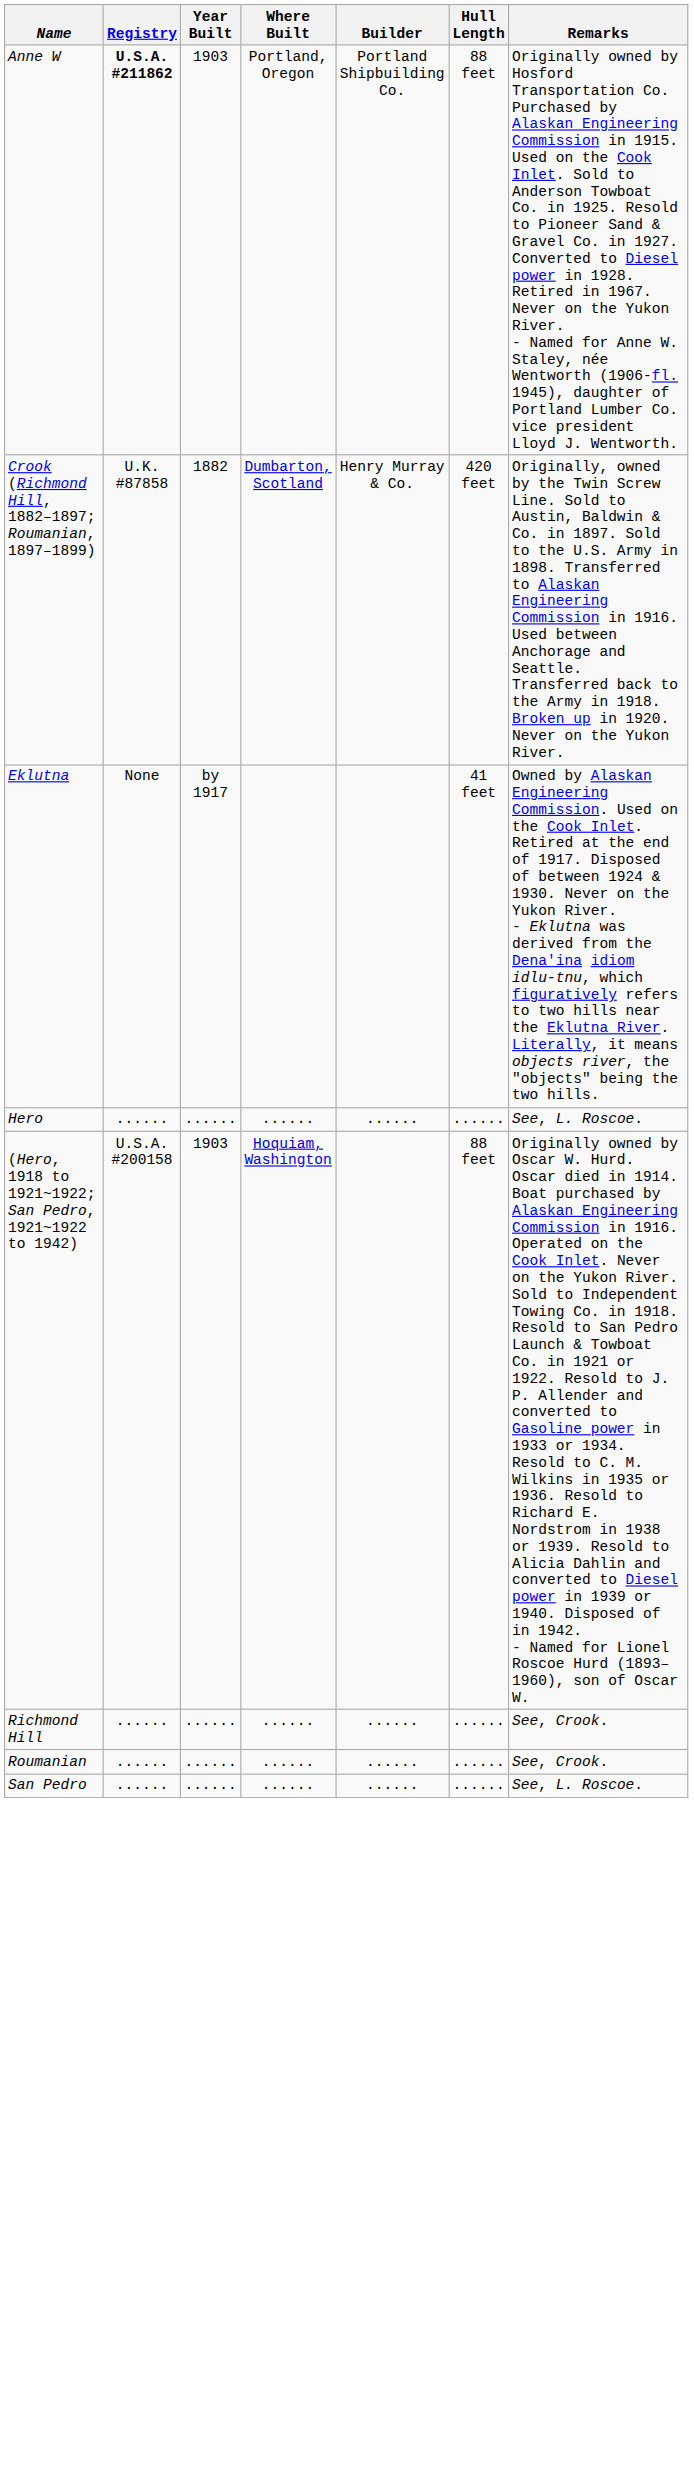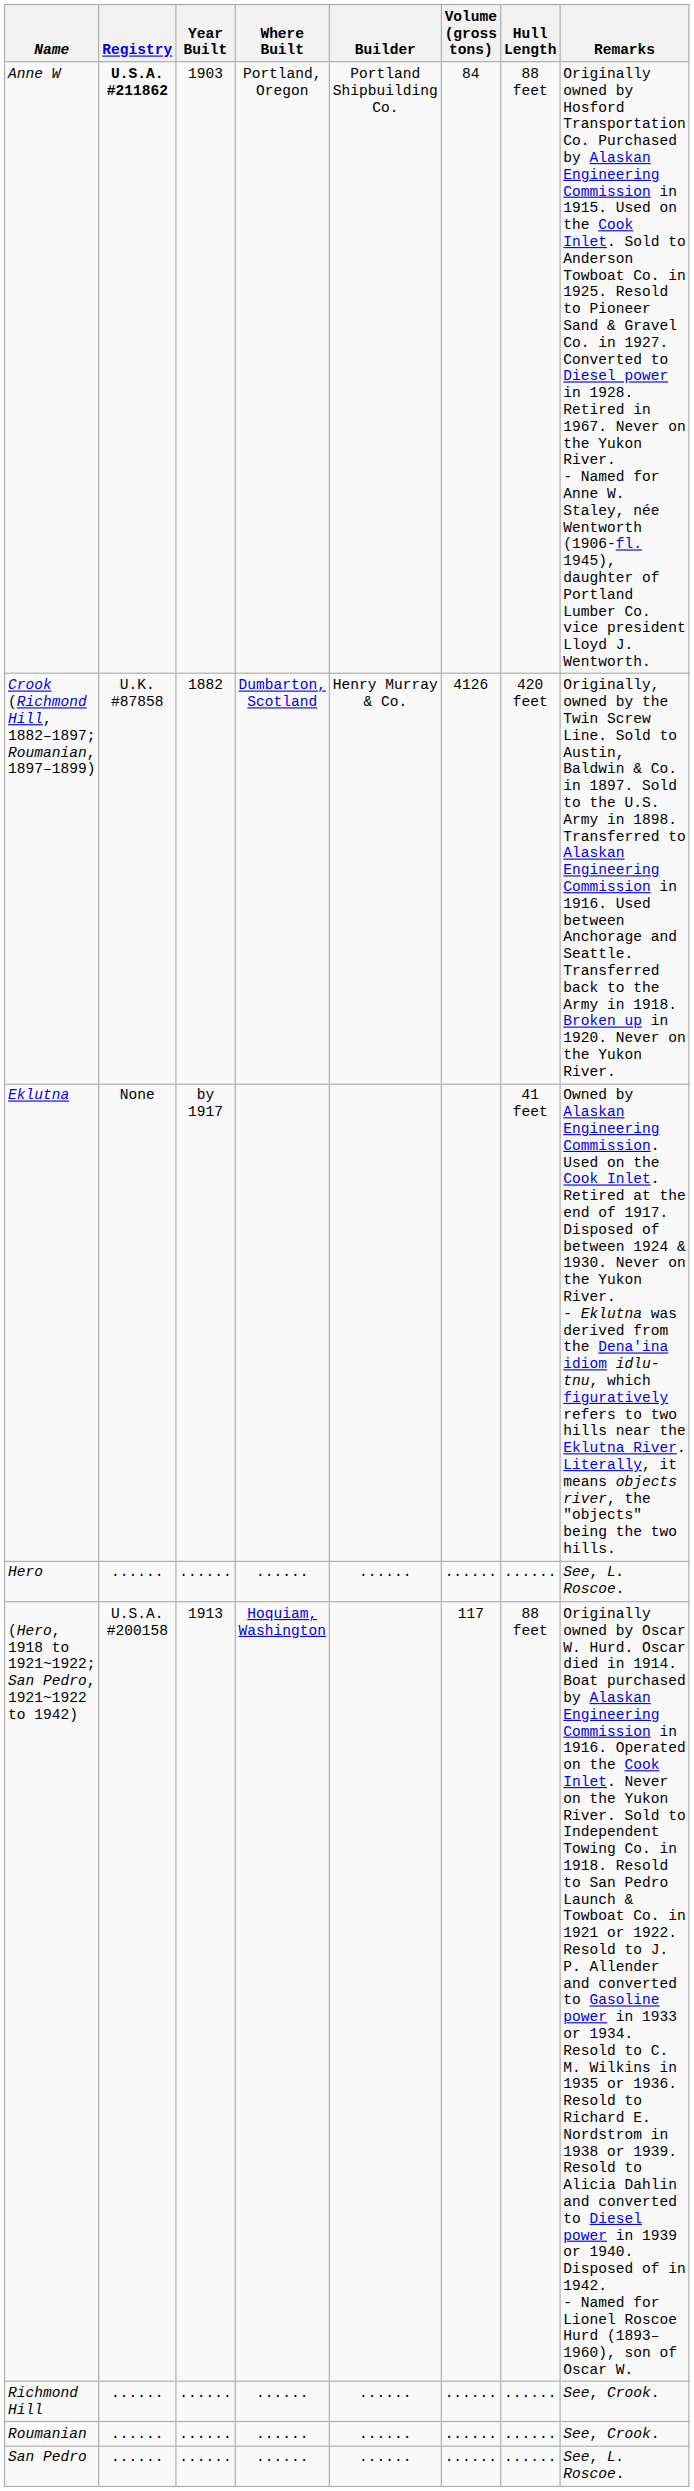+ column: (471, 33)
(211, 1143) 1903 -> (205, 1613) 1913
